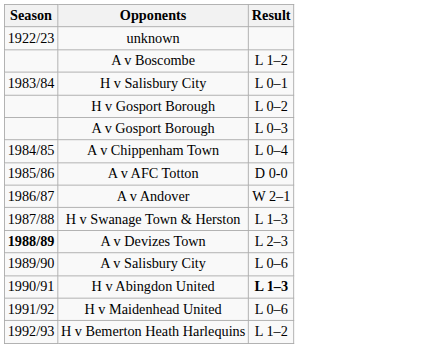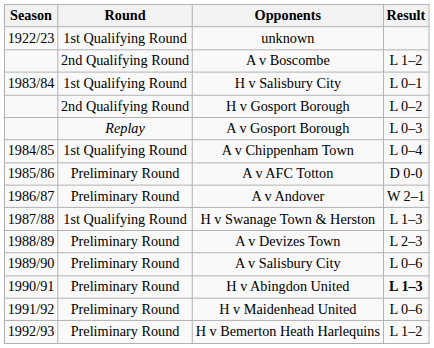+ column: (125, 15)
(31, 241) bold -> (31, 241) normal
